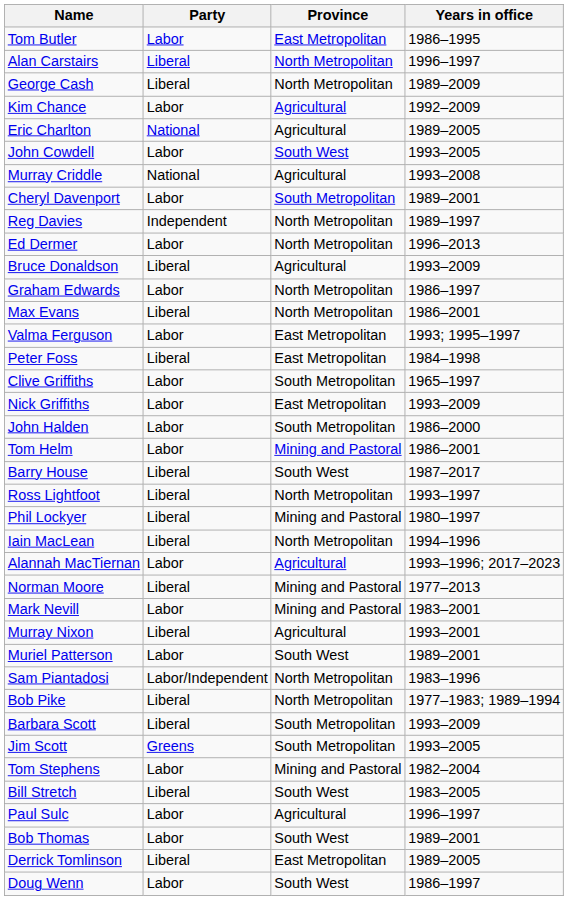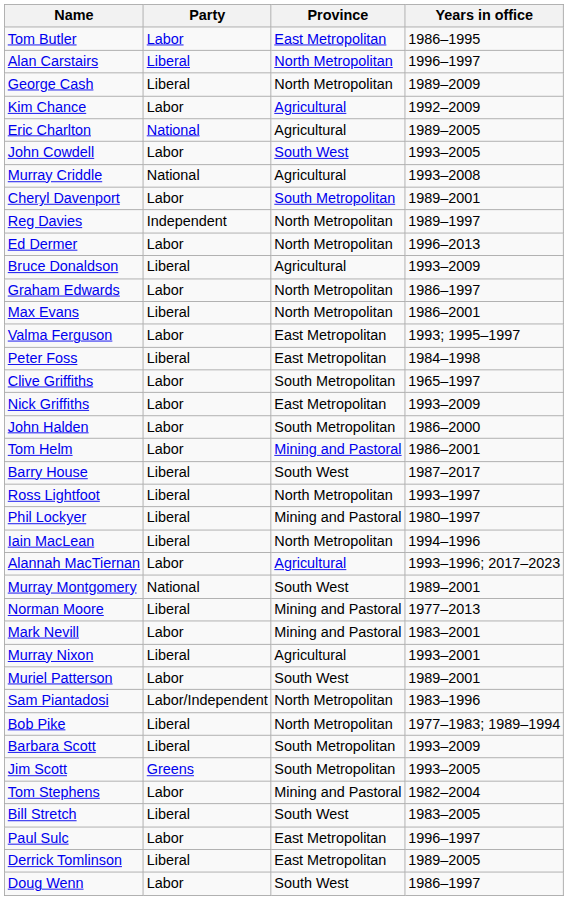+ row: (72, 586)
(310, 815) Agricultural -> (330, 838) East Metropolitan
- row: (48, 838)
